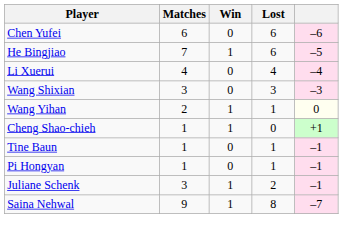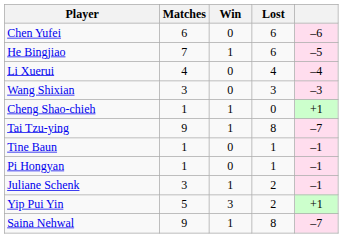- row: (37, 109)
+ row: (38, 128)
+ row: (35, 204)
